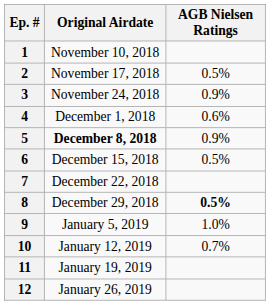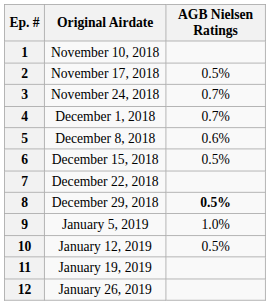(216, 95) 0.9% -> (216, 95) 0.7%
(216, 116) 0.6% -> (216, 116) 0.7%
(105, 138) bold -> (105, 138) normal
(216, 138) 0.9% -> (216, 138) 0.6%
(216, 246) 0.7% -> (216, 246) 0.5%
